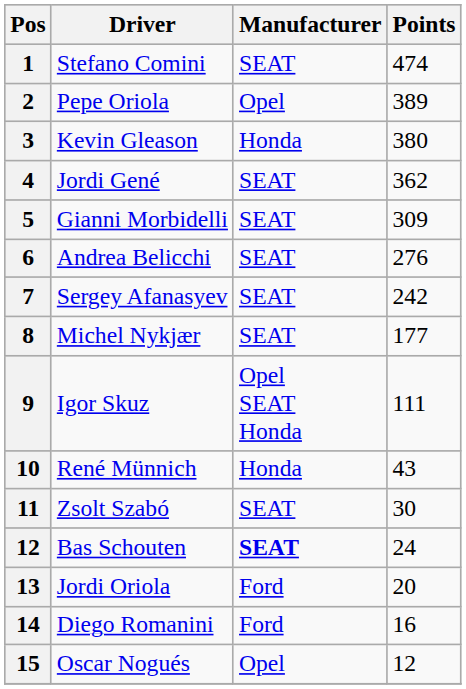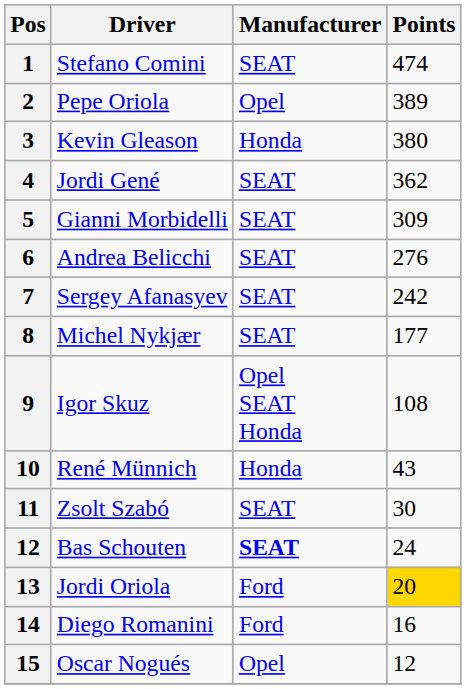(409, 402) 111 -> (410, 402) 108
(404, 586) no background -> (404, 586) gold background
